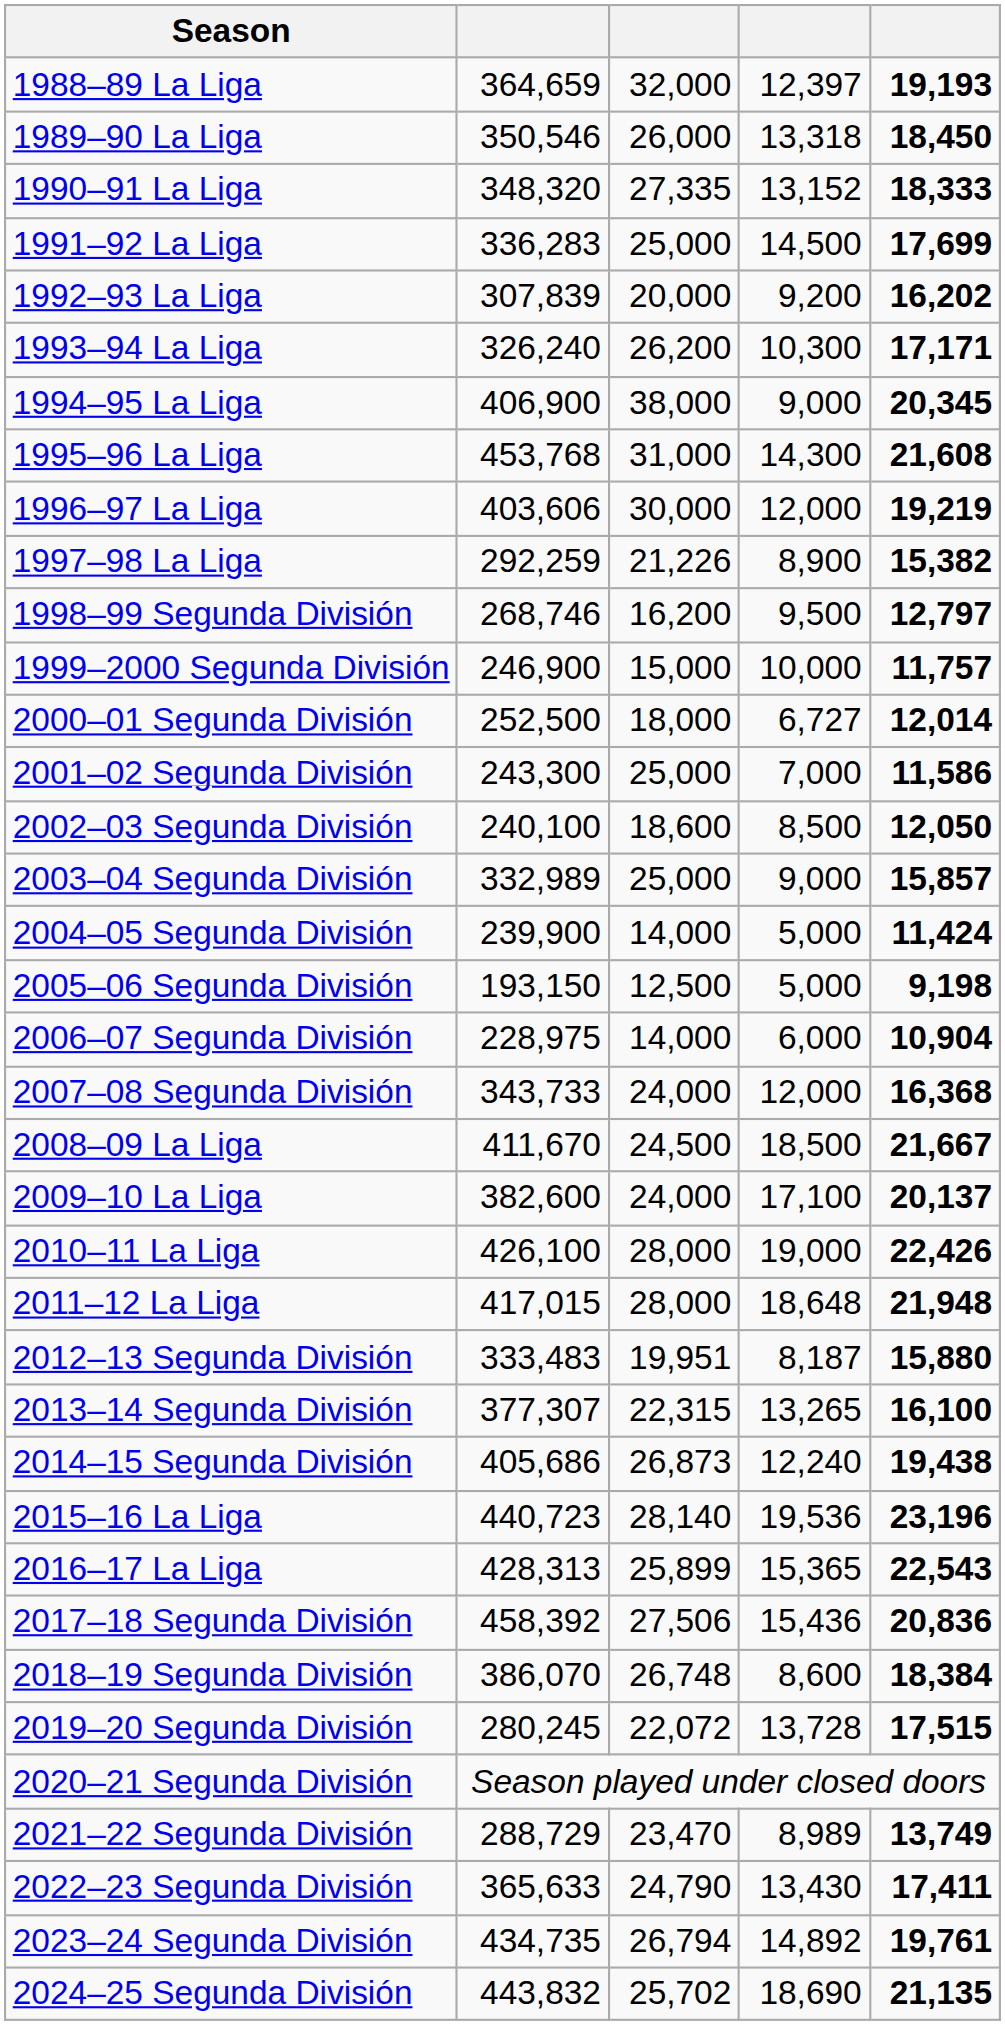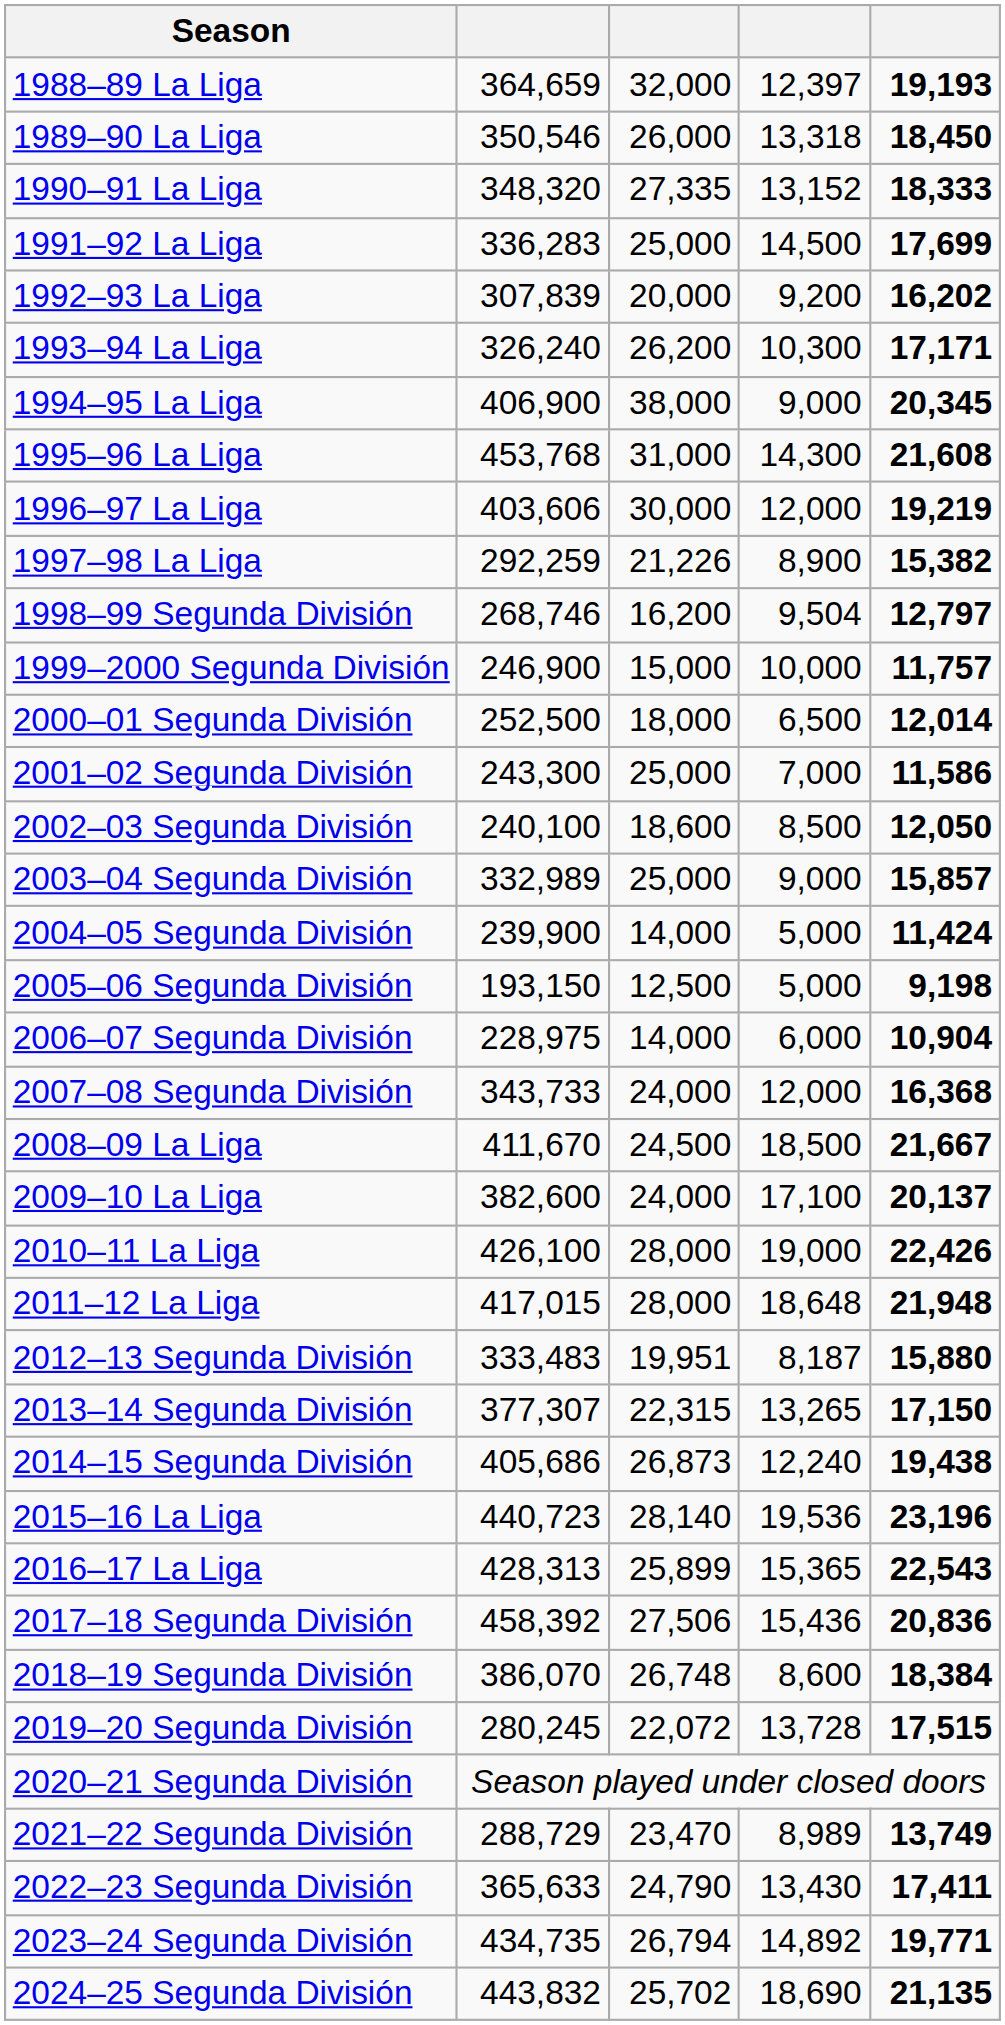(820, 614) 9,500 -> (820, 614) 9,504
(820, 720) 6,727 -> (820, 720) 6,500
(941, 1409) 16,100 -> (941, 1409) 17,150
(941, 1940) 19,761 -> (941, 1940) 19,771
